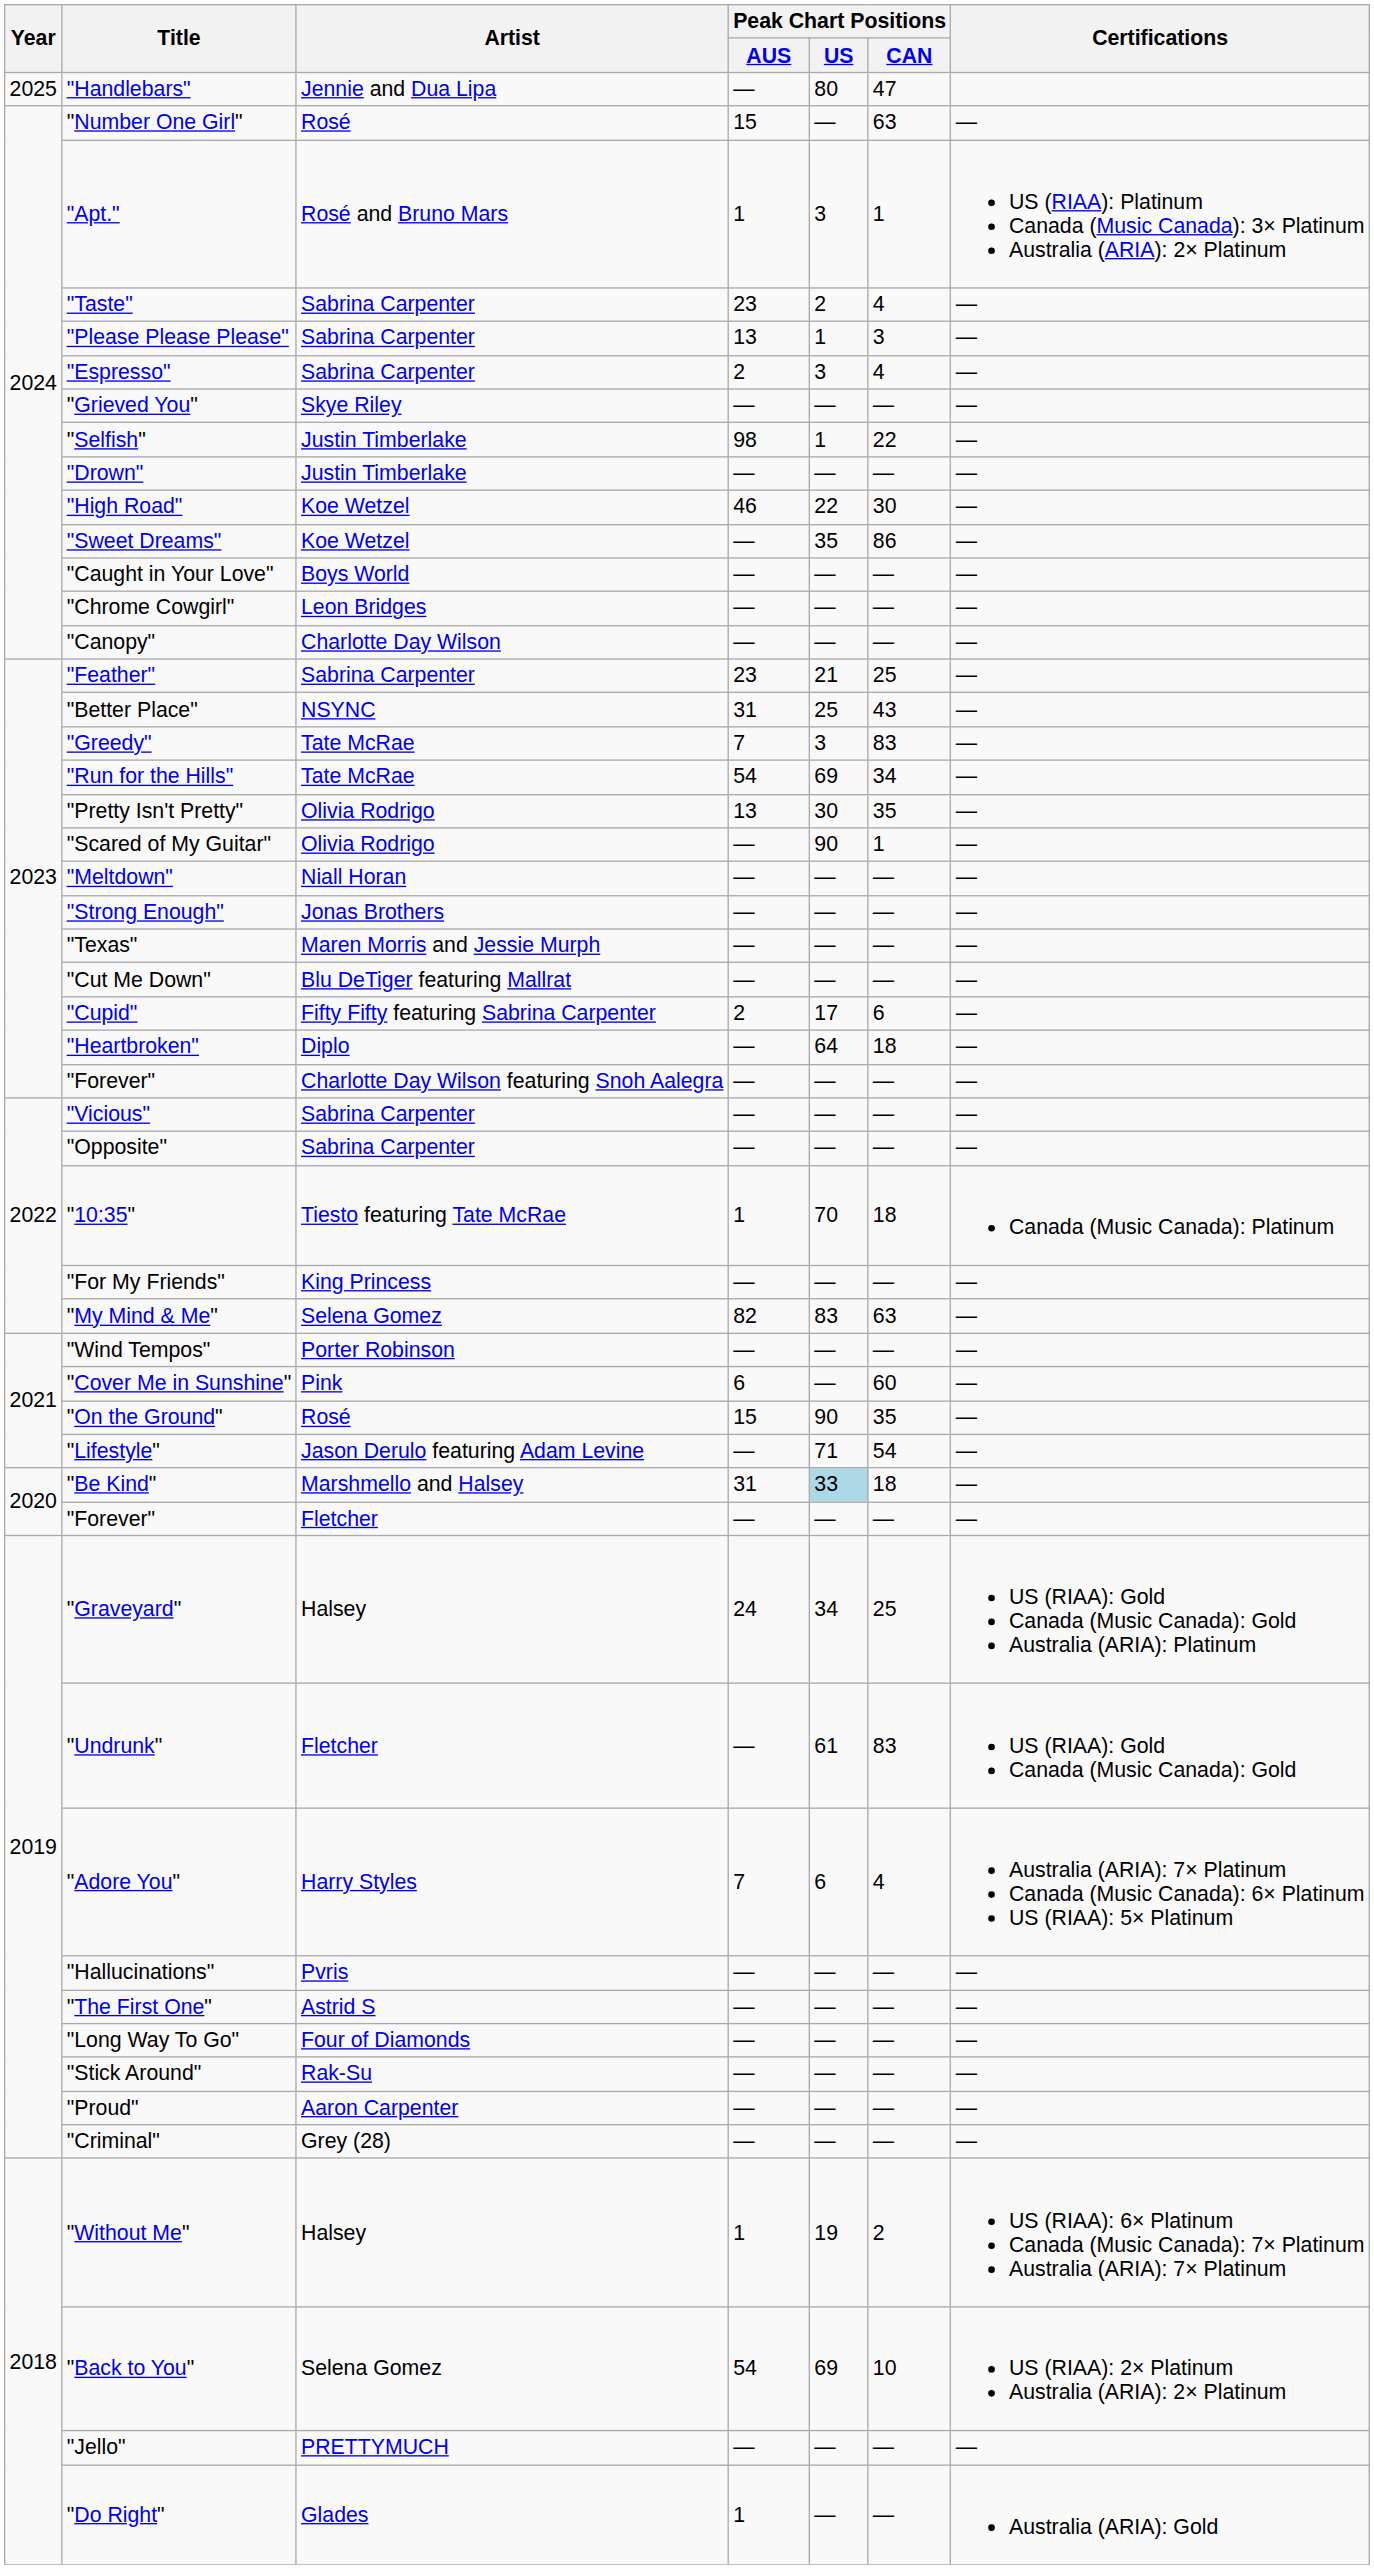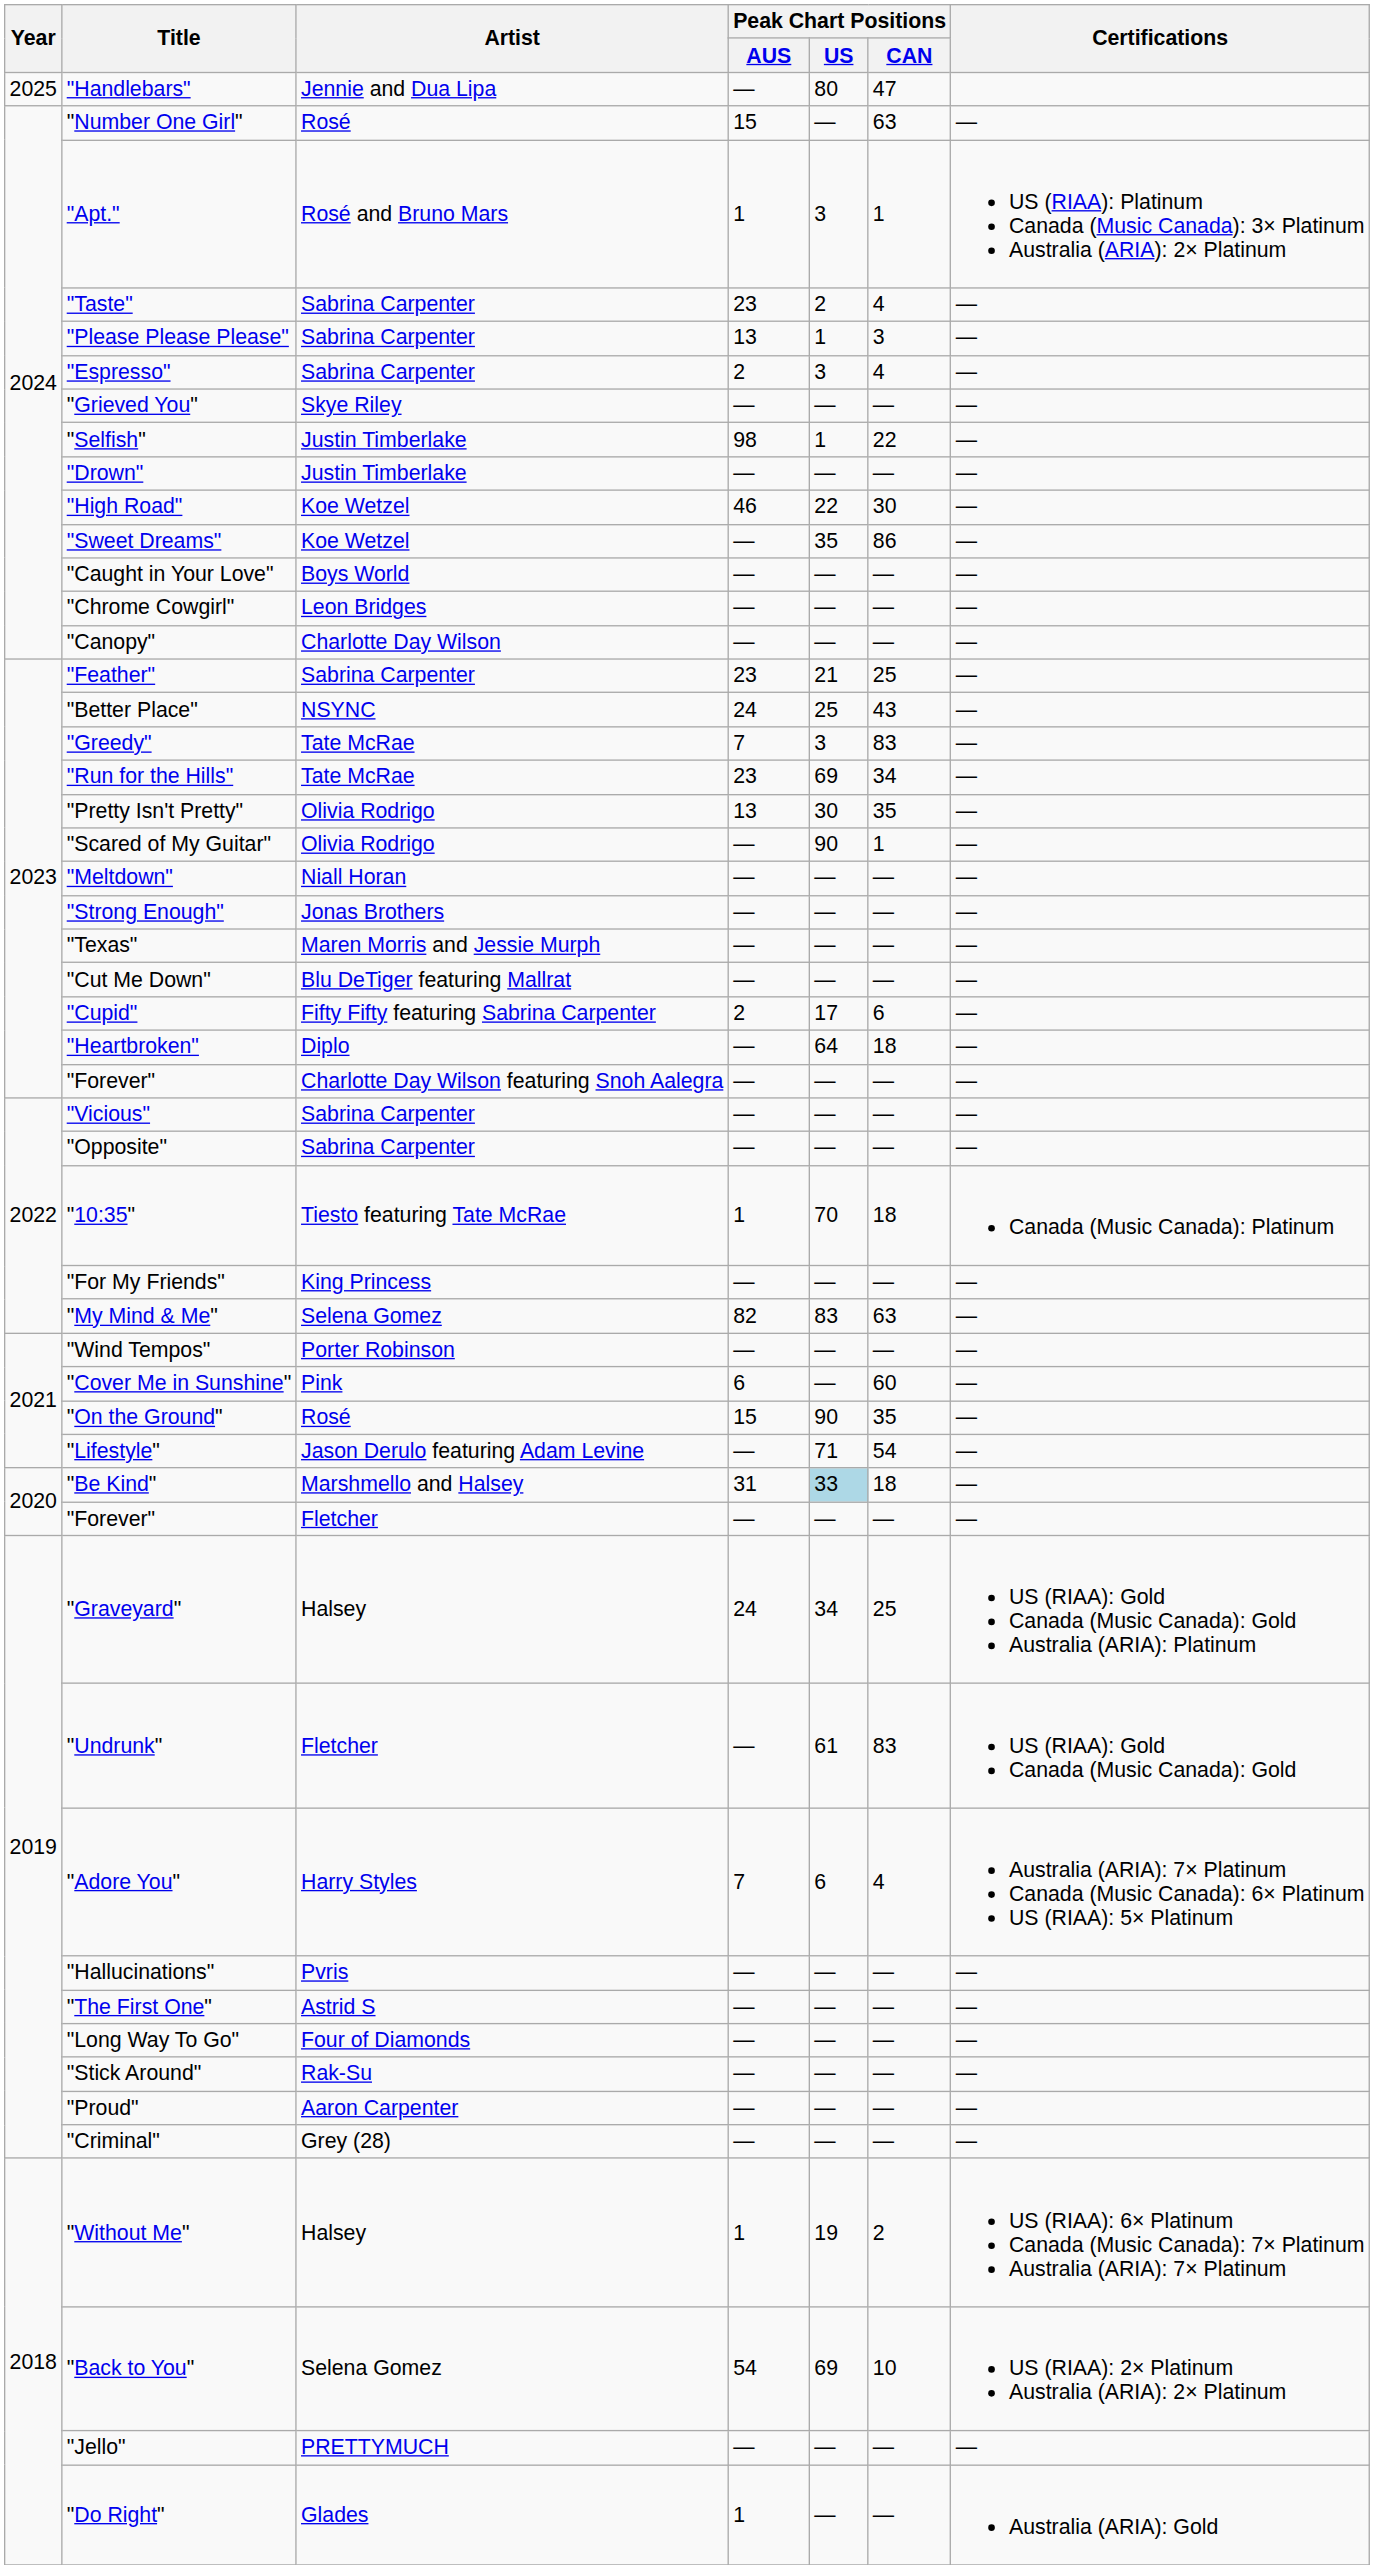(745, 709) 31 -> (745, 709) 24
(745, 776) 54 -> (745, 776) 23
